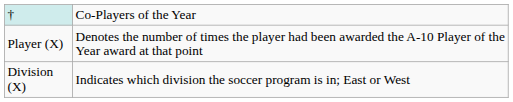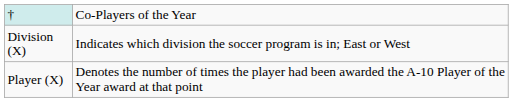rows swapped: (30, 79) <-> (35, 43)
